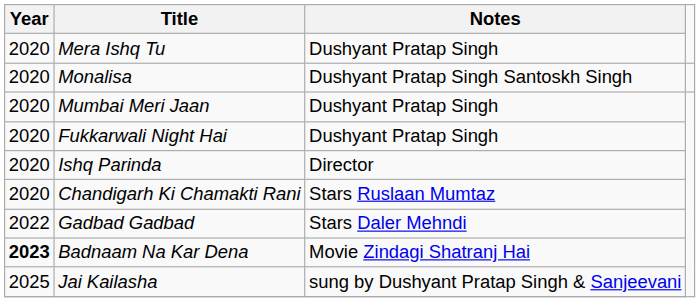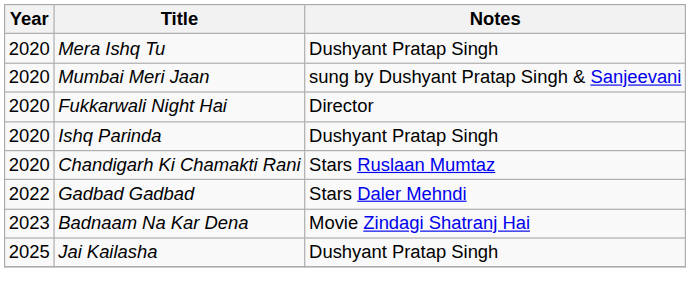- row: (95, 77)
(404, 106) Dushyant Pratap Singh -> (495, 77) sung by Dushyant Pratap Singh & Sanjeevani
(404, 135) Dushyant Pratap Singh -> (341, 106) Director
(341, 164) Director -> (404, 135) Dushyant Pratap Singh
(29, 252) bold -> (29, 223) normal
(495, 281) sung by Dushyant Pratap Singh & Sanjeevani -> (404, 252) Dushyant Pratap Singh
